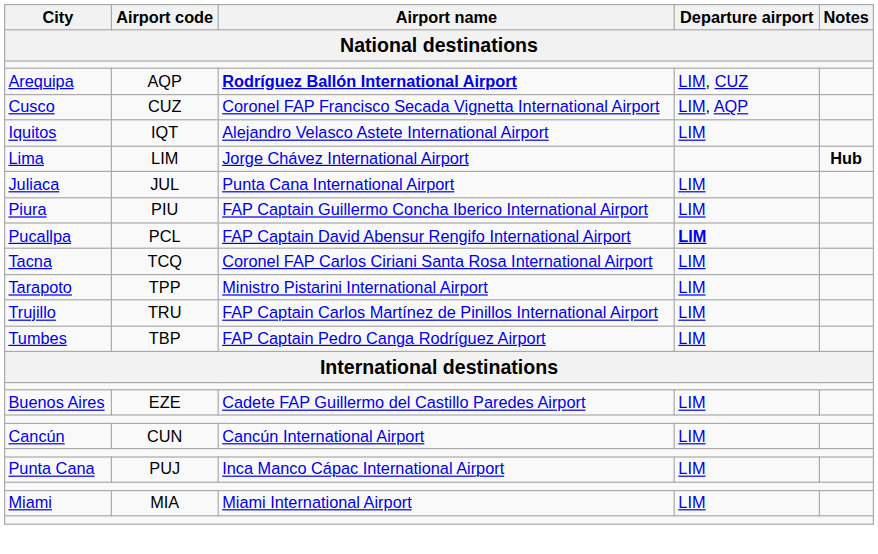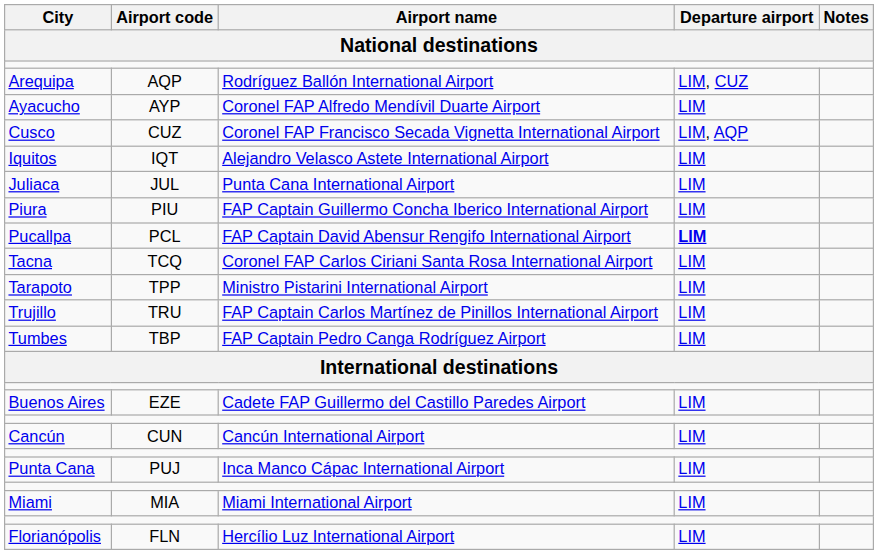(370, 81) bold -> (358, 81) normal
+ row: (44, 107)
- row: (26, 158)
+ row: (55, 536)
